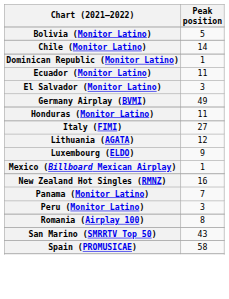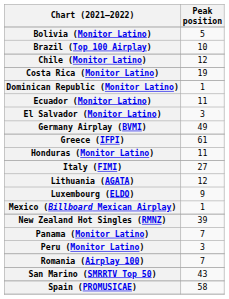+ row: (93, 47)
(202, 47) 14 -> (202, 60) 12
+ row: (93, 74)
+ row: (93, 141)
(202, 181) 16 -> (202, 221) 39
(202, 221) 8 -> (202, 261) 7
